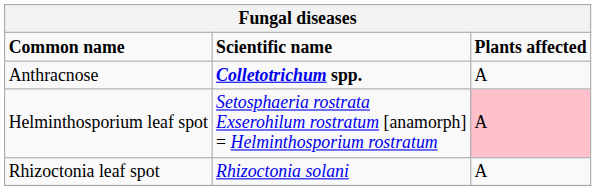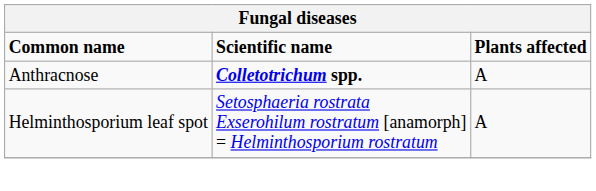(481, 123) pink background -> (481, 123) no background
- row: (84, 171)
